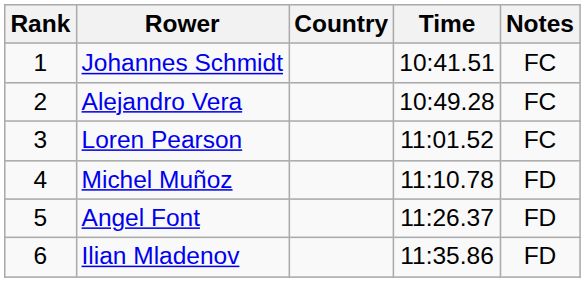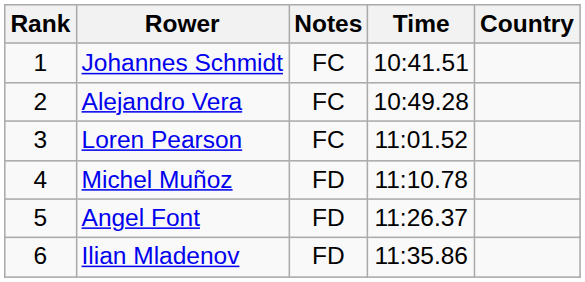columns swapped: (341, 23) <-> (540, 23)
